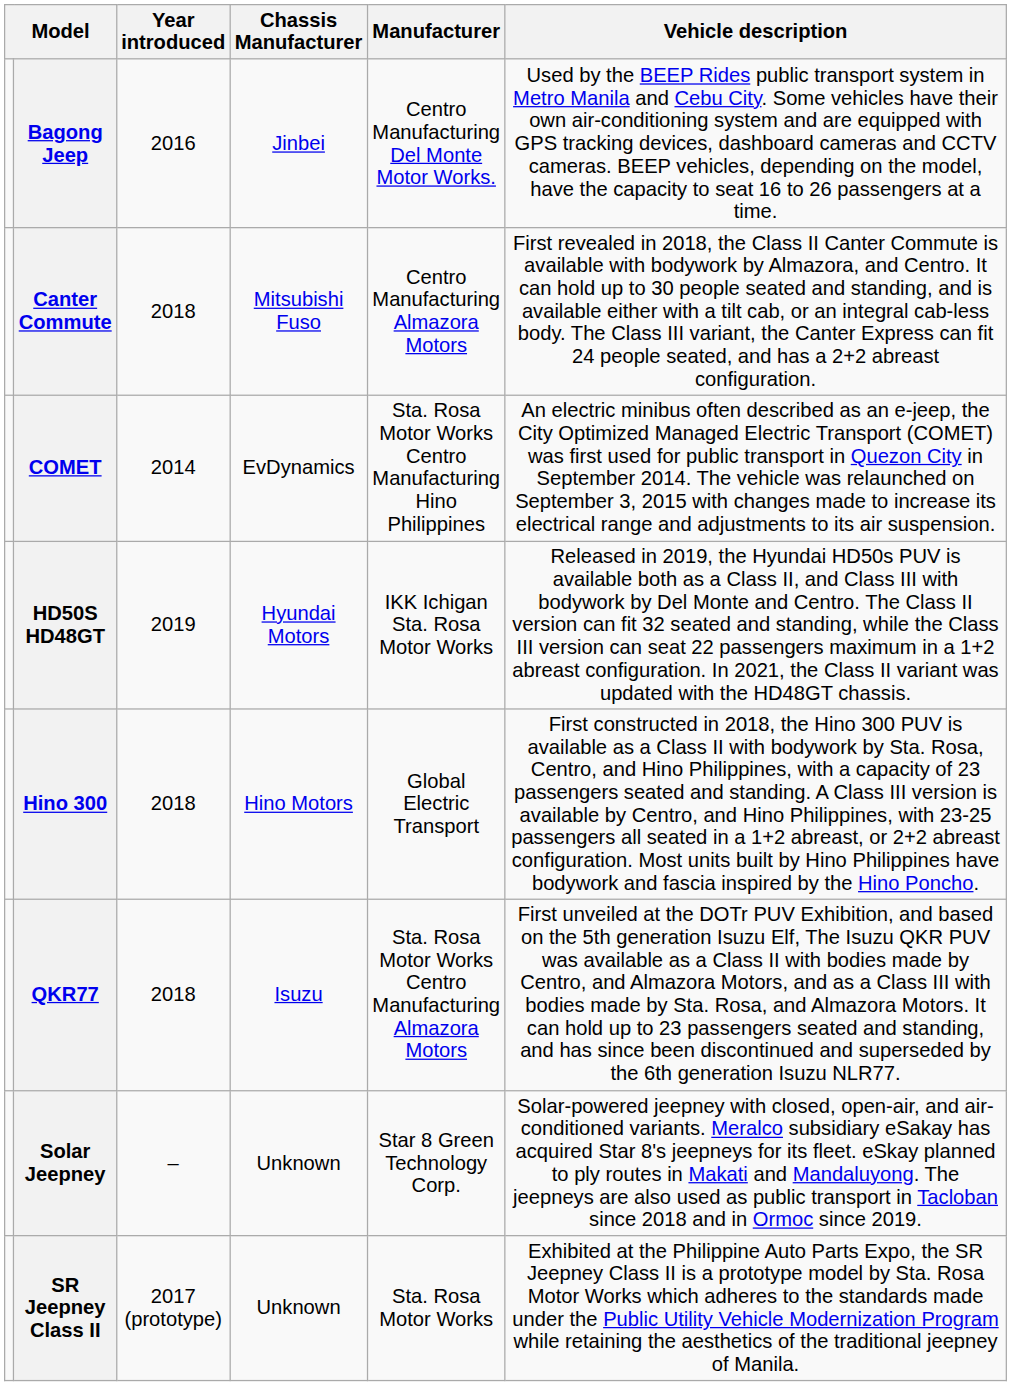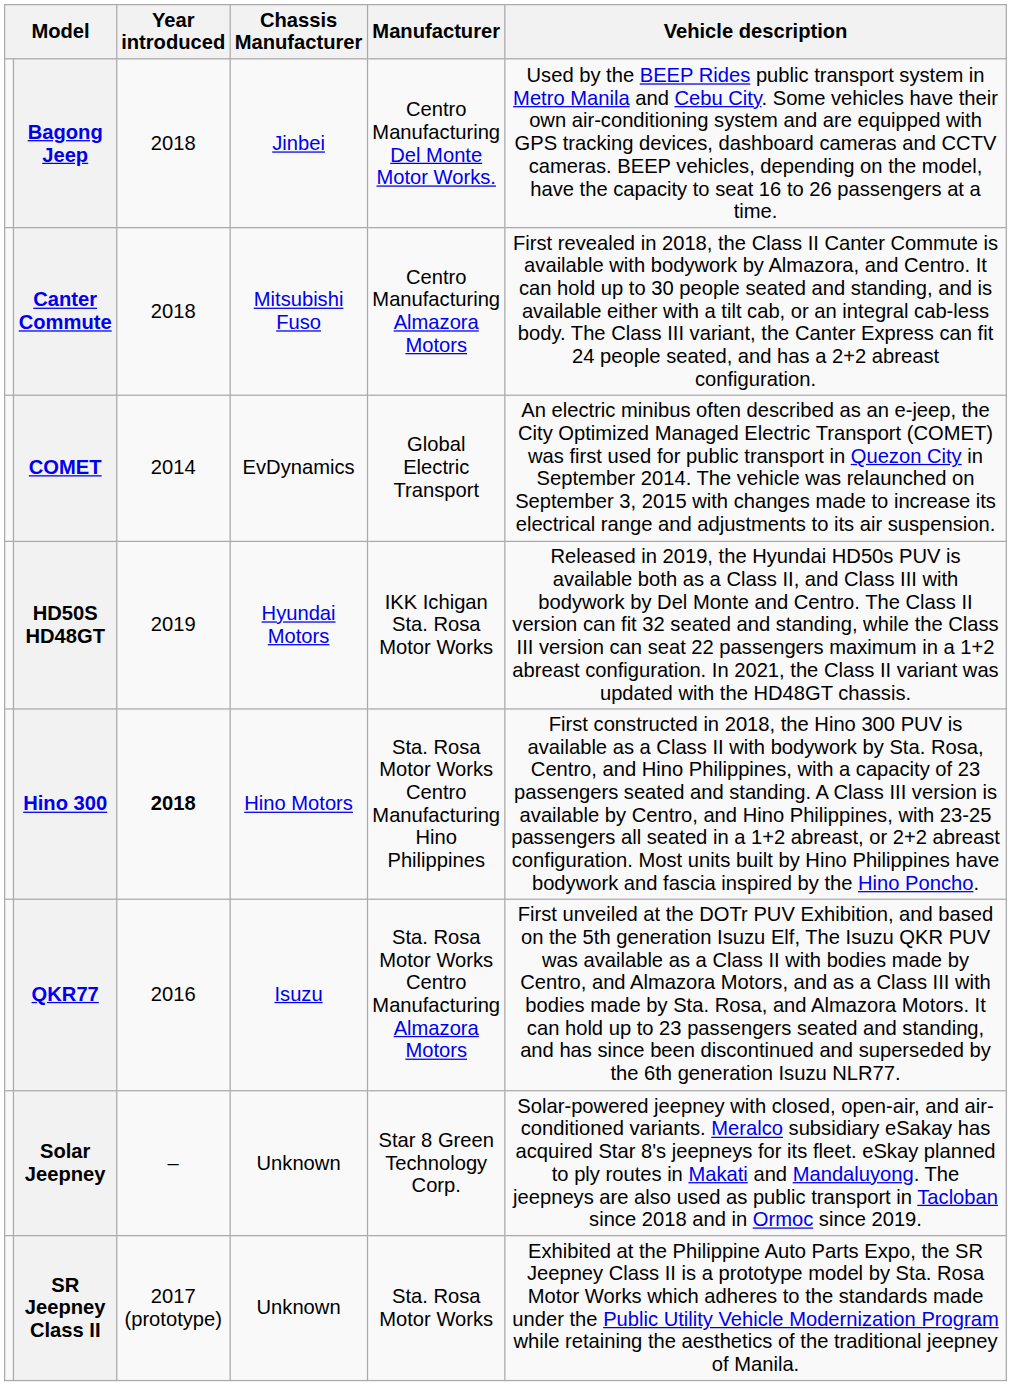(173, 143) 2016 -> (173, 143) 2018
(436, 467) Sta. Rosa Motor Works Centro Manufacturing Hino Philippines -> (436, 467) Global Electric Transport
(173, 804) normal -> (173, 804) bold
(436, 804) Global Electric Transport -> (436, 804) Sta. Rosa Motor Works Centro Manufacturing Hino Philippines
(173, 994) 2018 -> (173, 994) 2016
